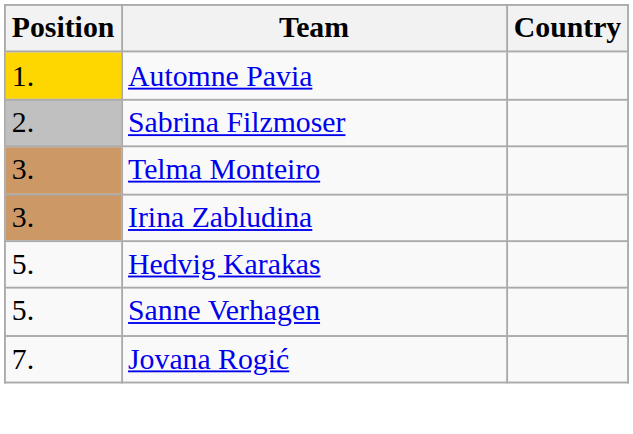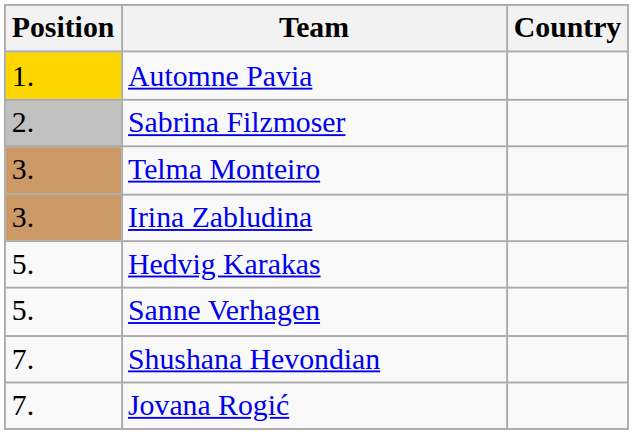+ row: (254, 358)
